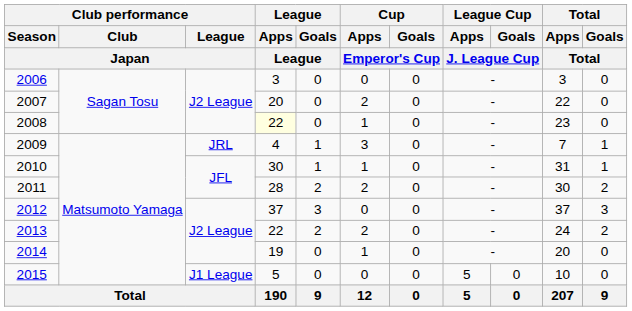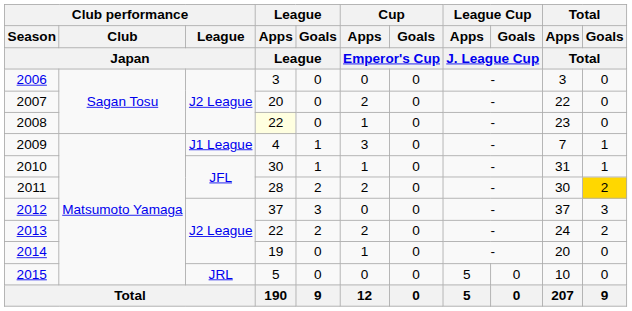(221, 144) JRL -> (221, 144) J1 League
(605, 187) no background -> (605, 187) gold background
(221, 274) J1 League -> (221, 274) JRL
